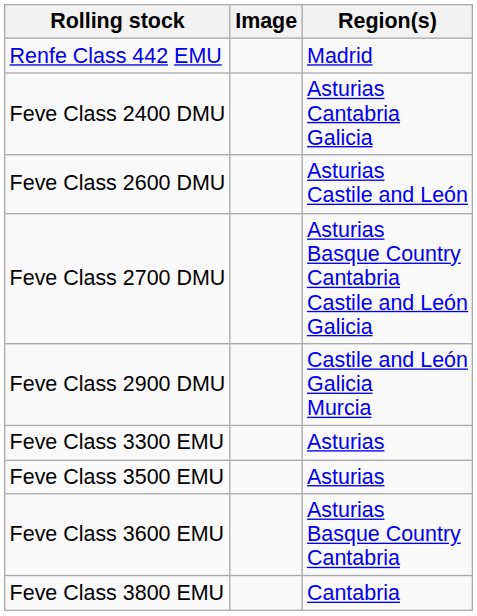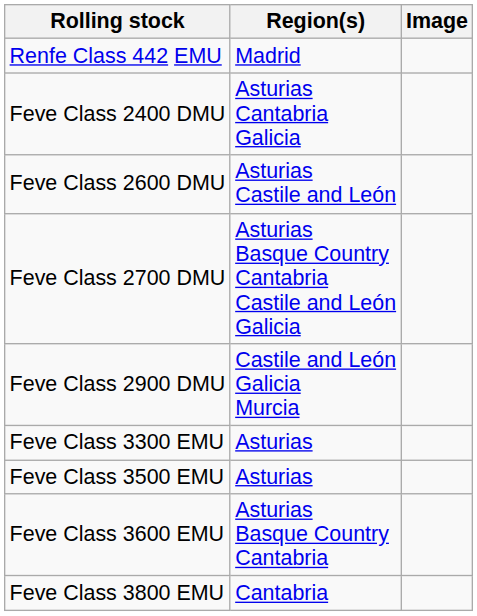columns swapped: (387, 21) <-> (266, 21)
